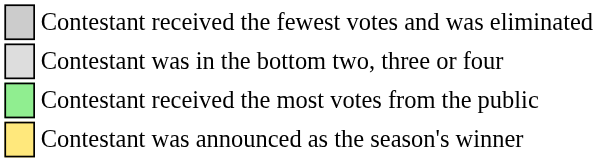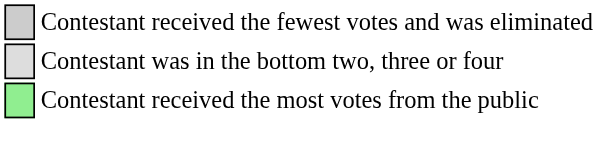- row: (282, 139)
